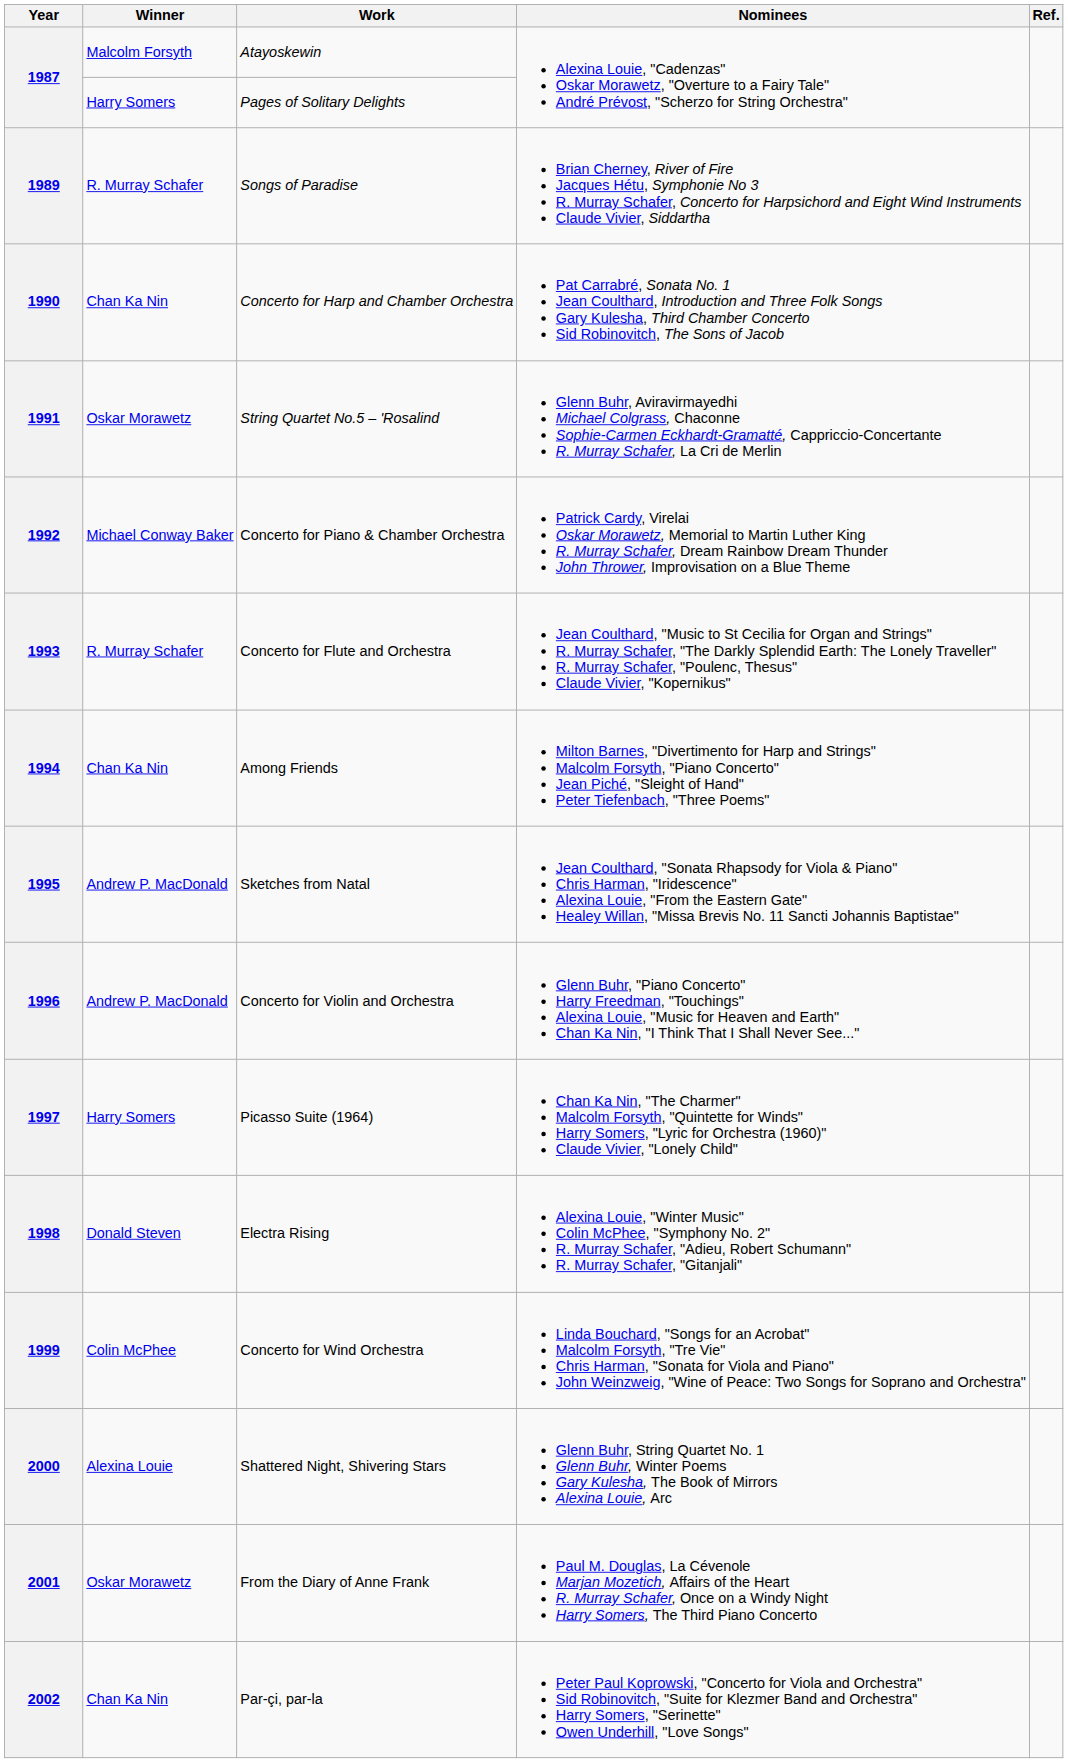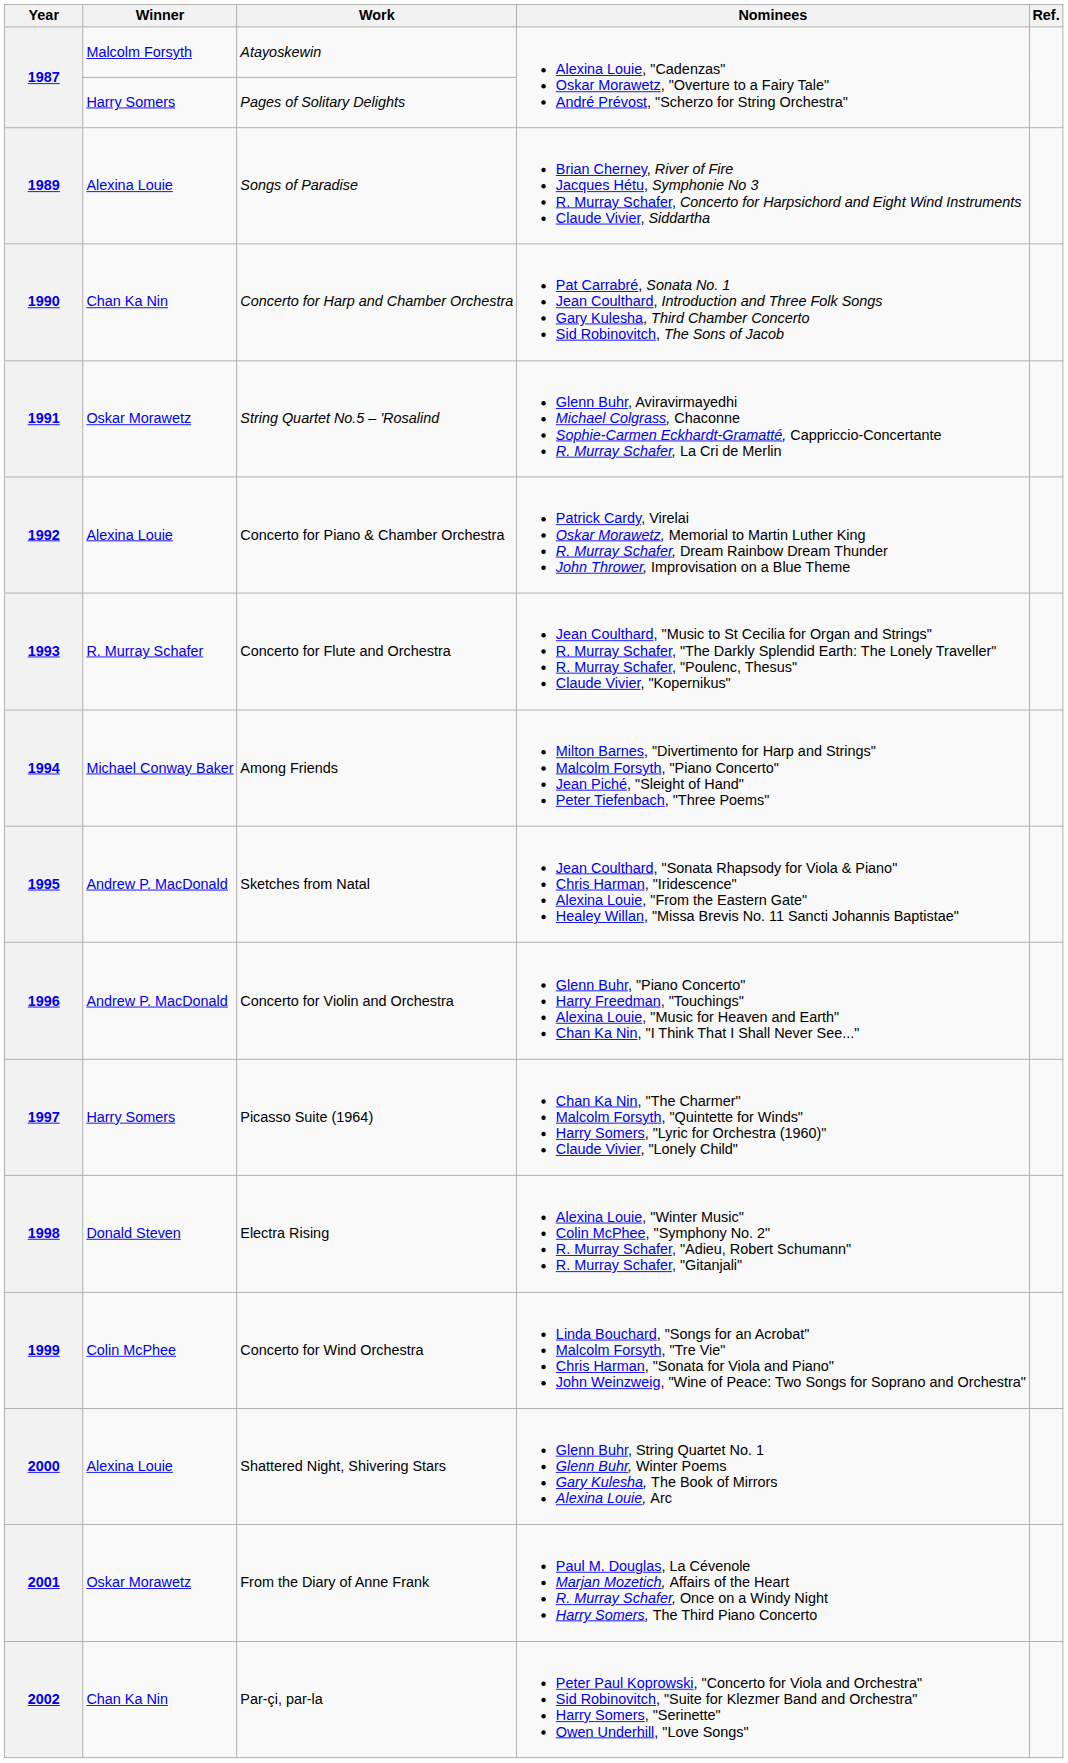(145, 185) R. Murray Schafer -> (130, 185) Alexina Louie
(160, 535) Michael Conway Baker -> (130, 535) Alexina Louie
(127, 767) Chan Ka Nin -> (160, 767) Michael Conway Baker
